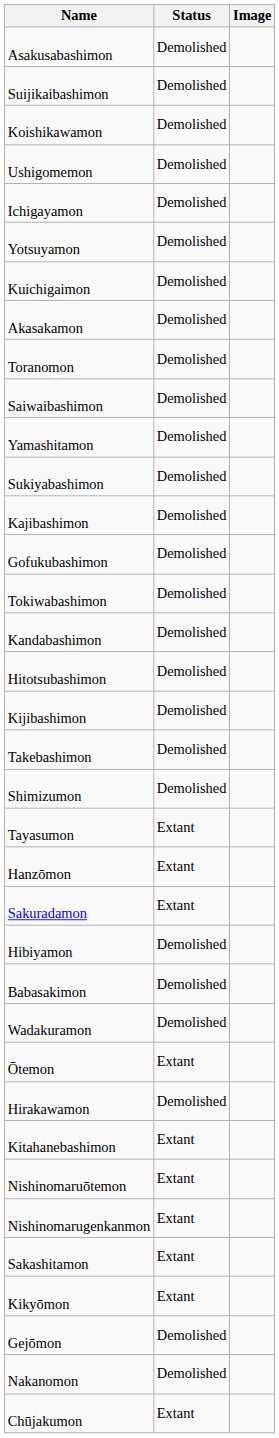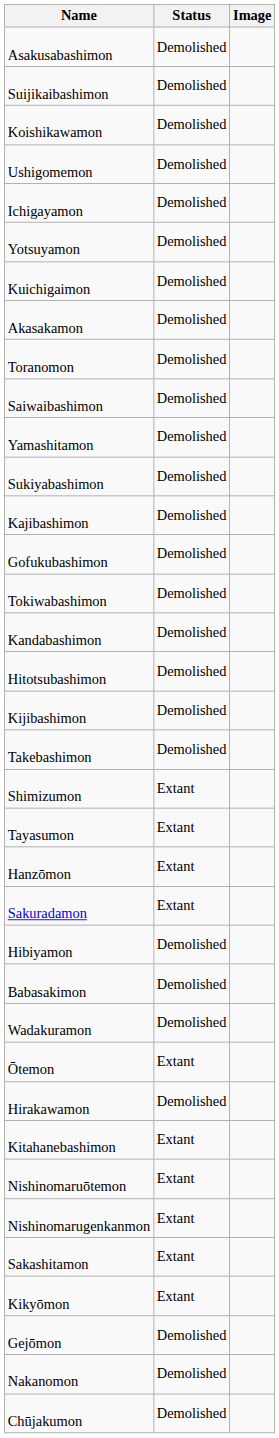(192, 788) Demolished -> (176, 788) Extant
(176, 1413) Extant -> (192, 1413) Demolished
